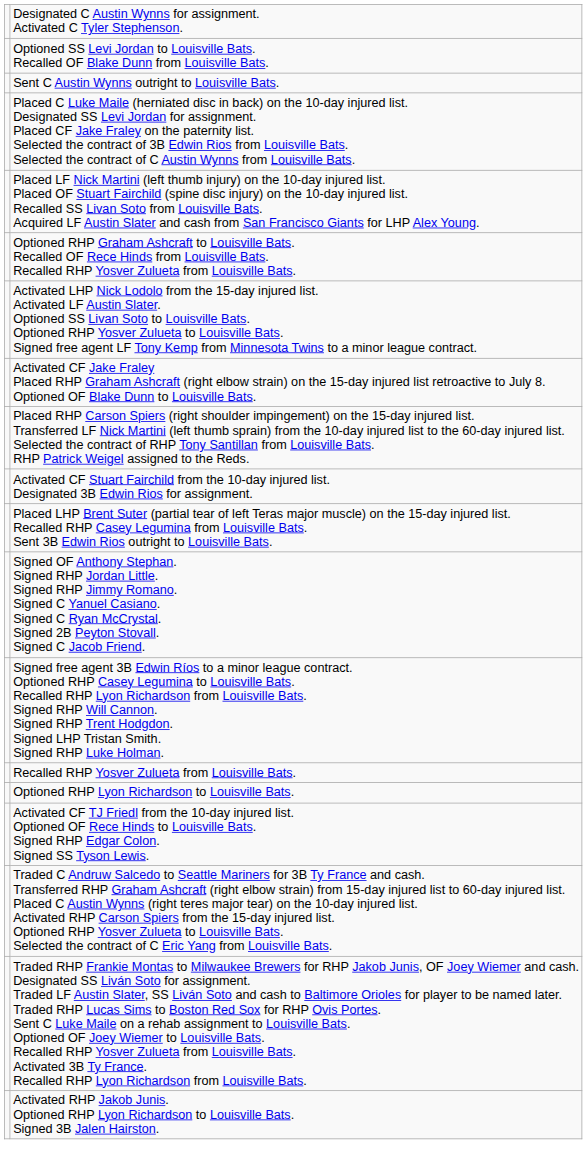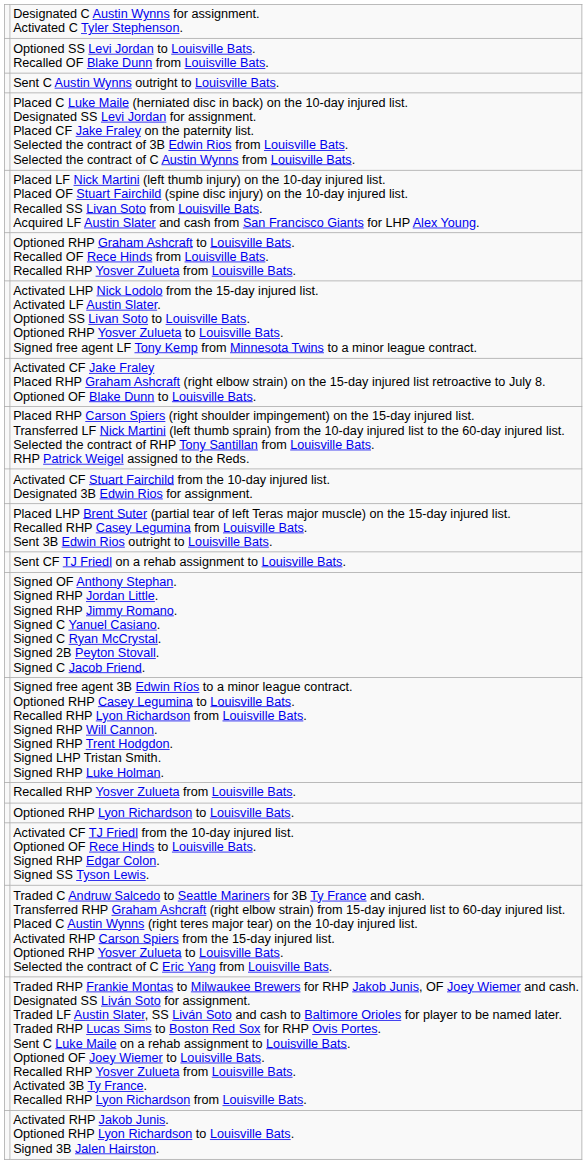+ row: (180, 562)
